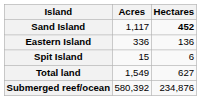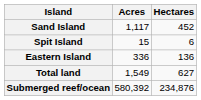(186, 27) bold -> (186, 27) normal
rows swapped: (58, 42) <-> (58, 57)
